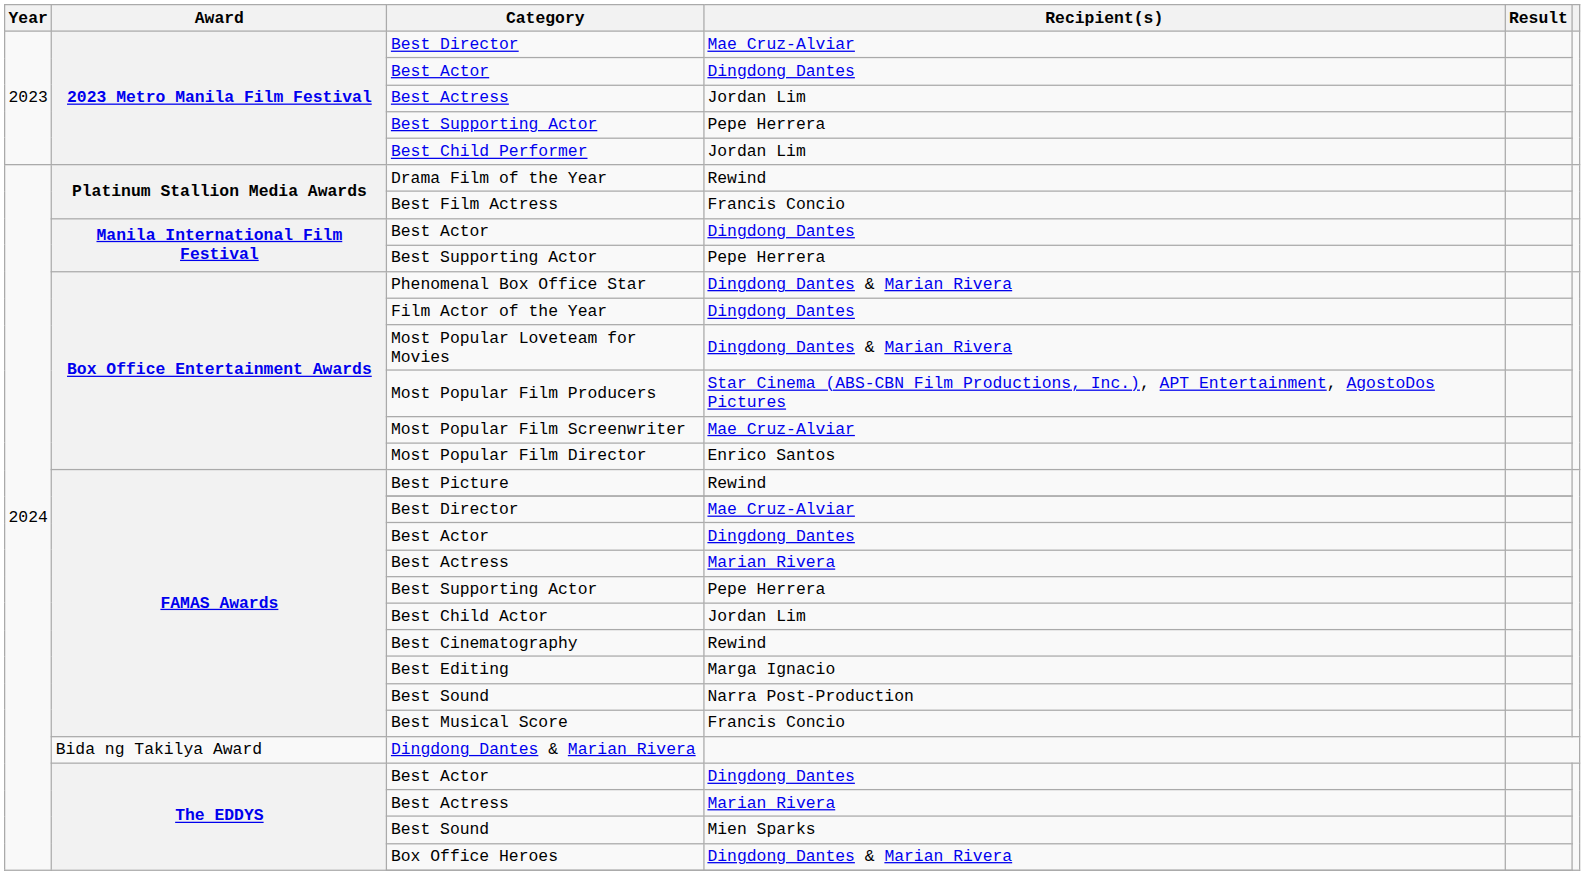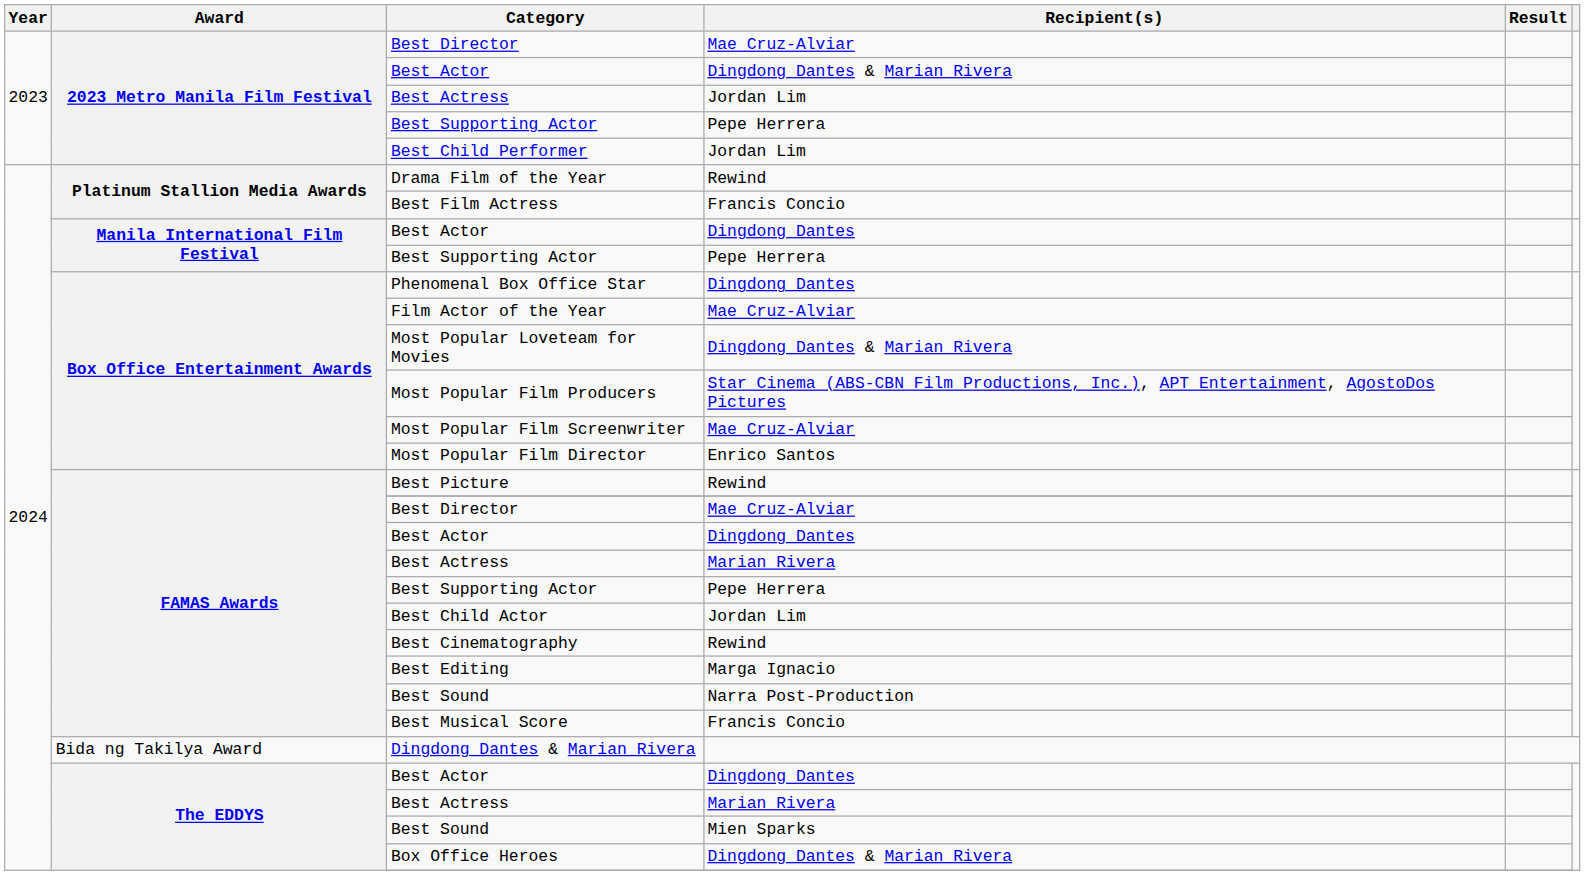(781, 71) Dingdong Dantes -> (860, 71) Dingdong Dantes & Marian Rivera
(860, 285) Dingdong Dantes & Marian Rivera -> (781, 285) Dingdong Dantes
(781, 312) Dingdong Dantes -> (781, 312) Mae Cruz-Alviar
